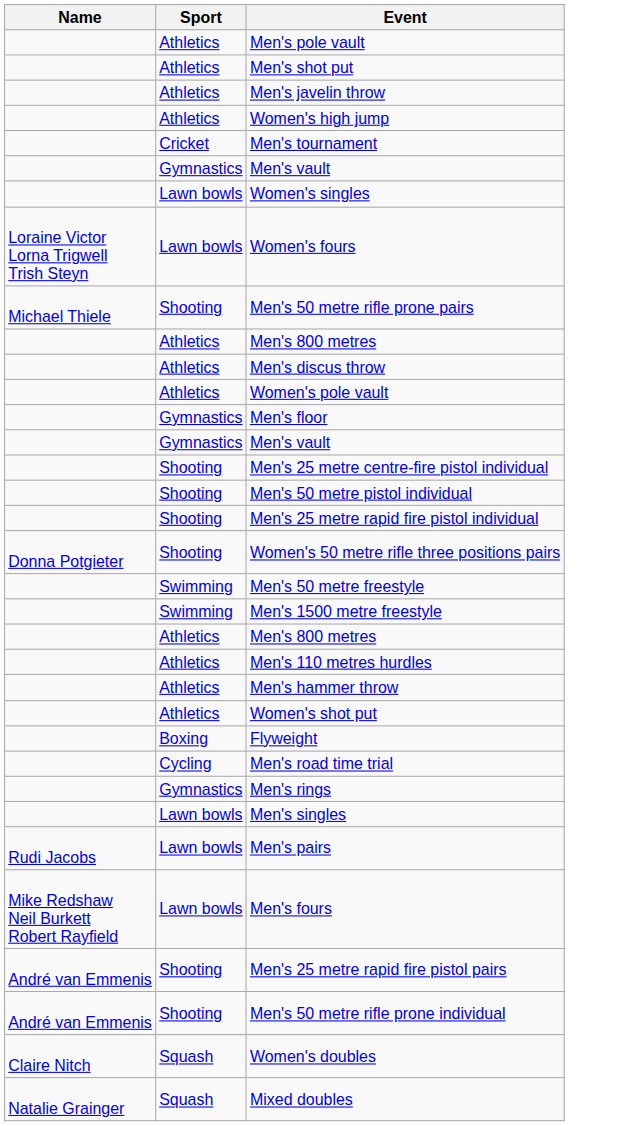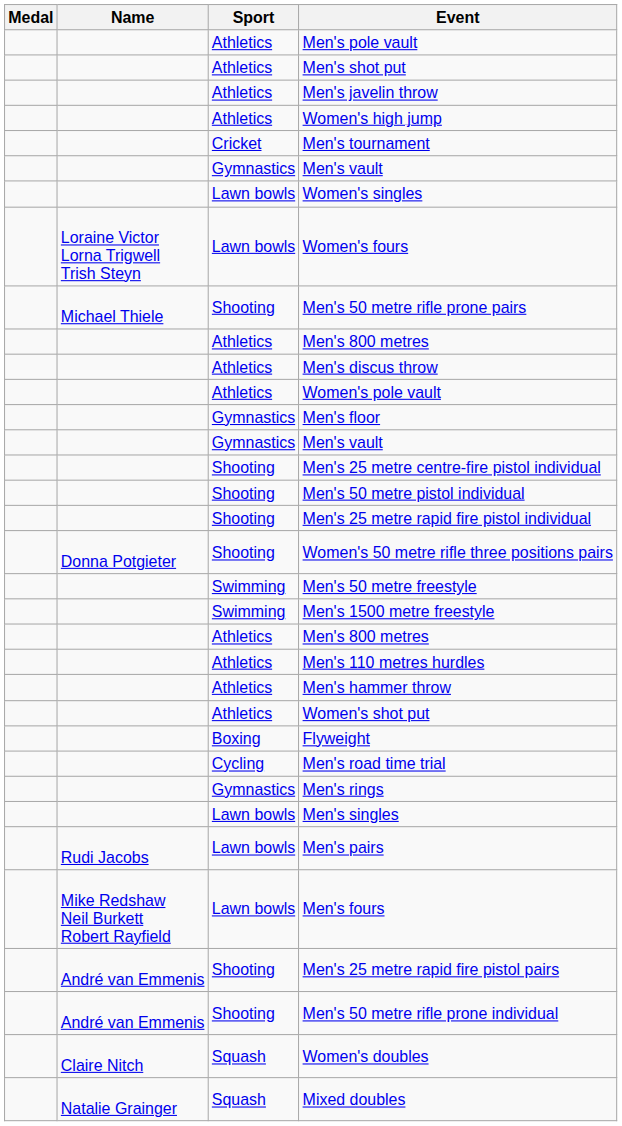+ column: (31, 17)
